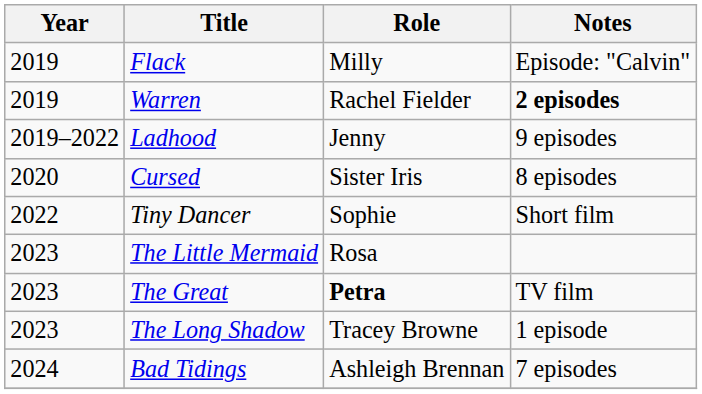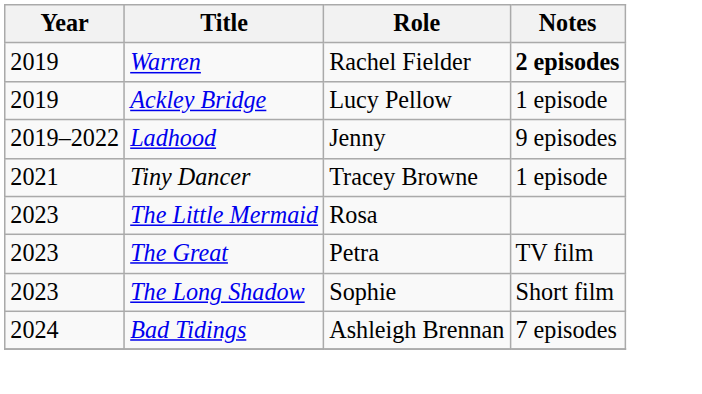- row: (158, 61)
+ row: (198, 100)
- row: (165, 176)
(34, 215) 2022 -> (34, 176) 2021
(363, 215) Sophie -> (404, 176) Tracey Browne
(565, 215) Short film -> (561, 176) 1 episode
(357, 291) bold -> (354, 253) normal
(404, 330) Tracey Browne -> (363, 291) Sophie
(561, 330) 1 episode -> (565, 291) Short film
